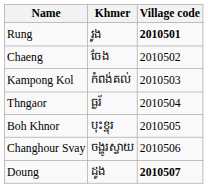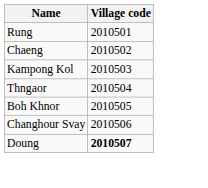- column: (113, 13)
(160, 34) bold -> (111, 32) normal
